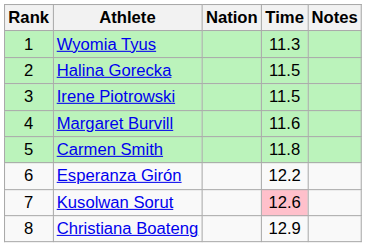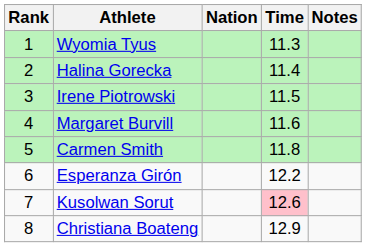(285, 70) 11.5 -> (285, 70) 11.4
